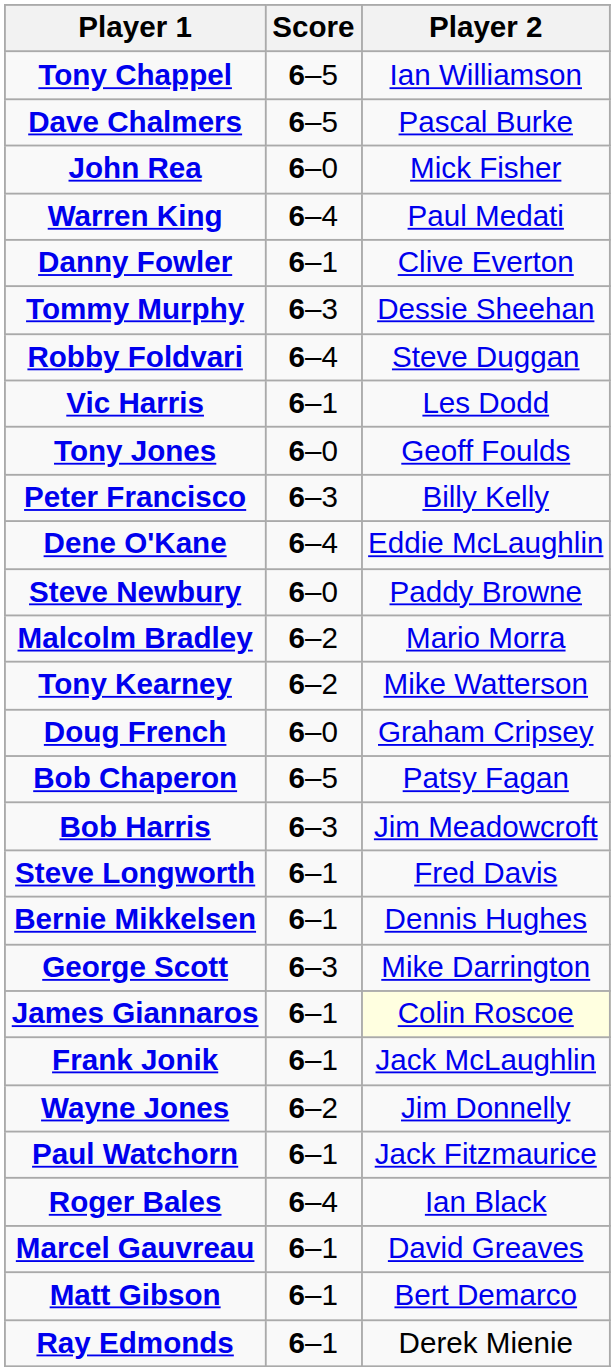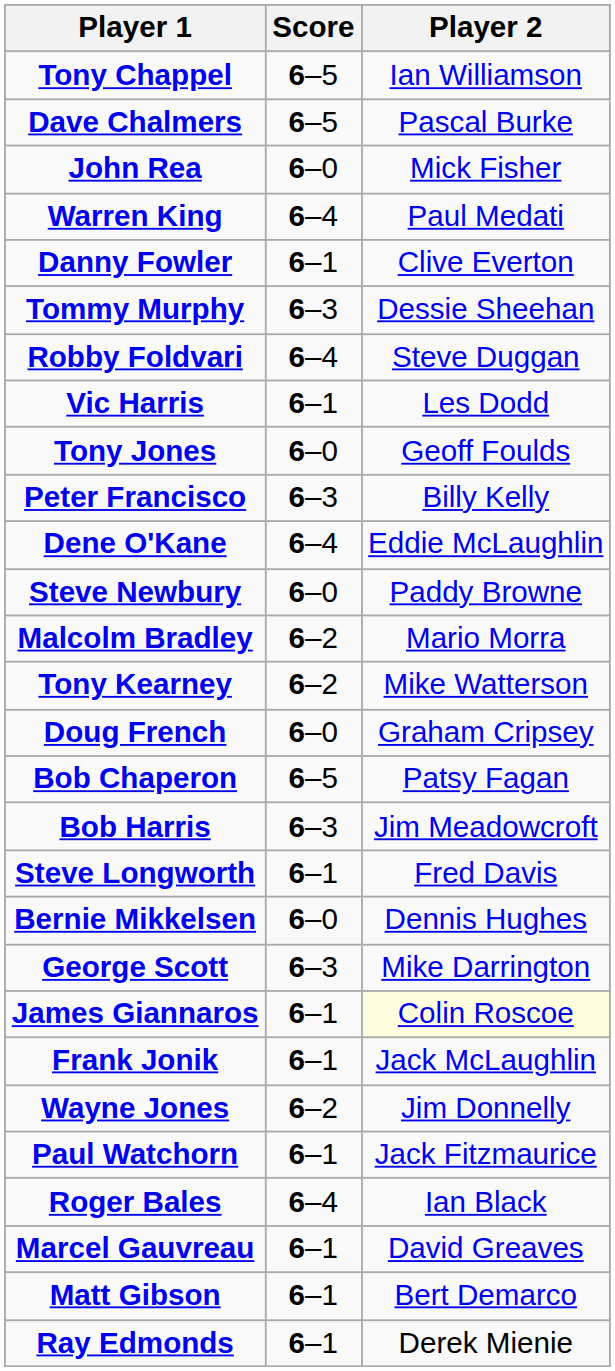(313, 919) 6–1 -> (313, 919) 6–0
